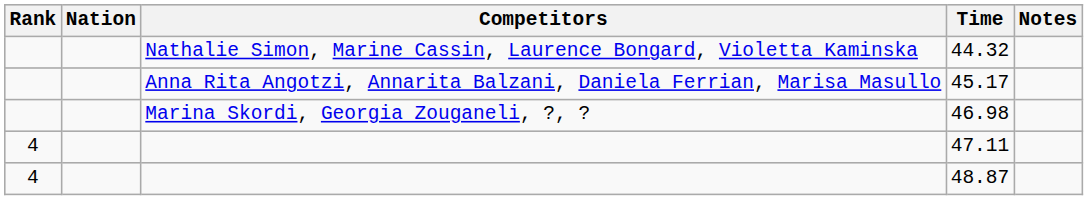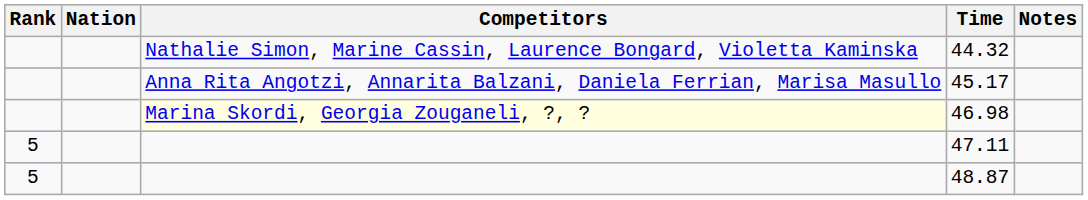(368, 115) no background -> (368, 115) lightyellow background
(33, 147) 4 -> (33, 147) 5
(33, 178) 4 -> (33, 178) 5
